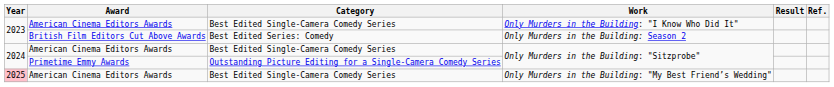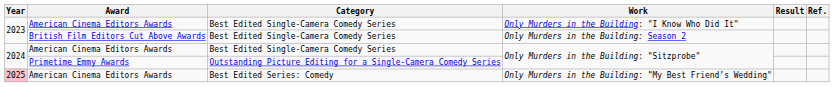(272, 37) Best Edited Series: Comedy -> (303, 37) Best Edited Single-Camera Comedy Series
(303, 75) Best Edited Single-Camera Comedy Series -> (272, 75) Best Edited Series: Comedy
